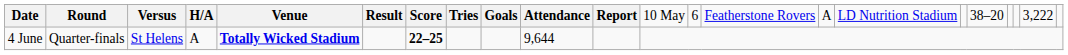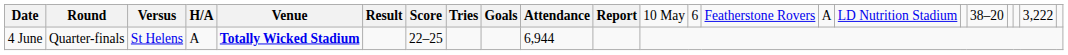(426, 38) bold -> (426, 38) normal
(539, 38) 9,644 -> (539, 38) 6,944
